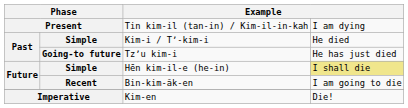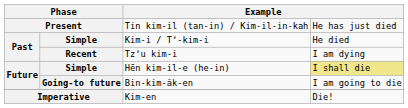(339, 26) I am dying -> (354, 26) He has just died
(81, 54) Going-to future -> (81, 54) Recent
(354, 54) He has just died -> (339, 54) I am dying
(81, 82) Recent -> (81, 82) Going-to future
